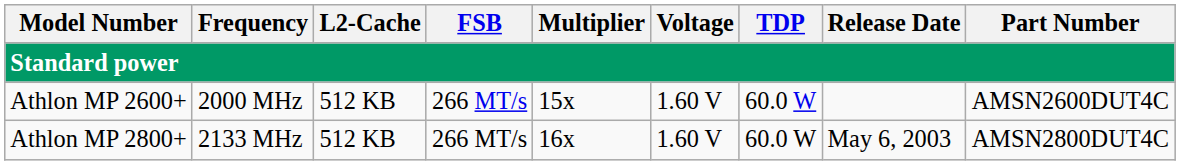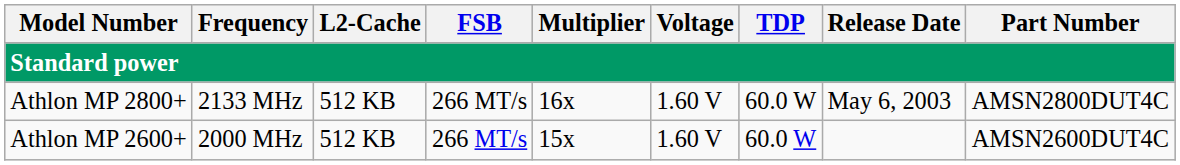rows swapped: (99, 100) <-> (99, 139)
